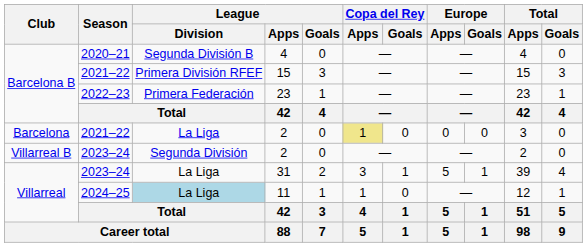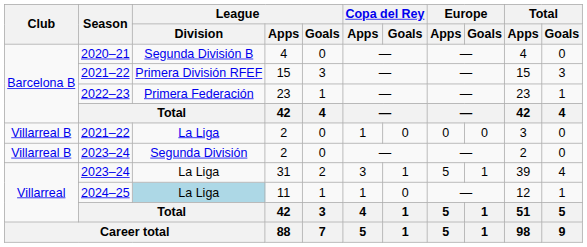(41, 133) Barcelona -> (41, 133) Villarreal B
(363, 133) khaki background -> (363, 133) no background
